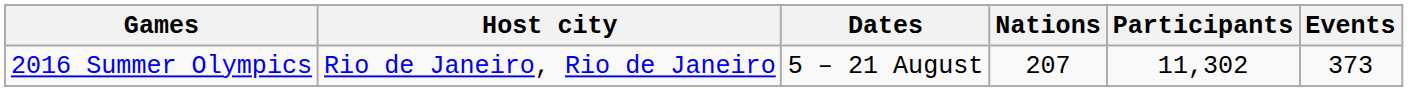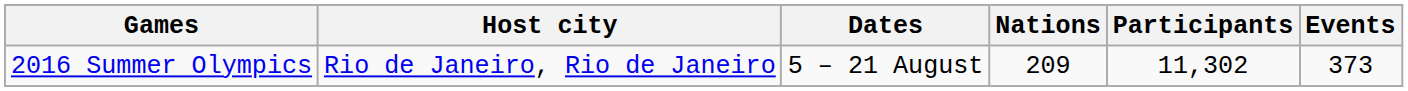(1048, 66) 207 -> (1048, 66) 209
